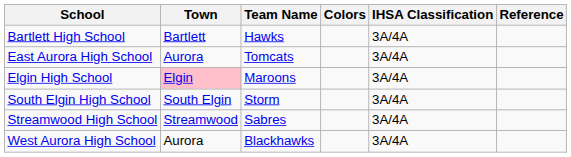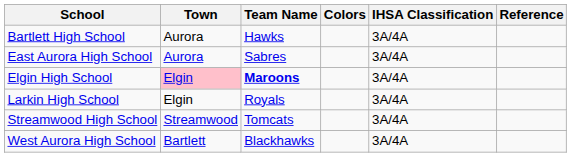(184, 36) Bartlett -> (183, 36) Aurora
(269, 57) Tomcats -> (265, 57) Sabres
(270, 78) normal -> (272, 78) bold
+ row: (63, 99)
- row: (79, 99)
(265, 120) Sabres -> (269, 120) Tomcats
(183, 141) Aurora -> (184, 141) Bartlett
